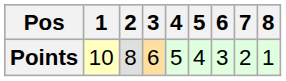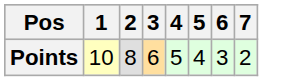- column: (268, 22)
